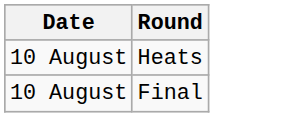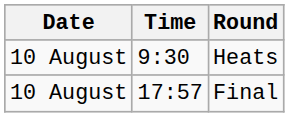+ column: (170, 23)
